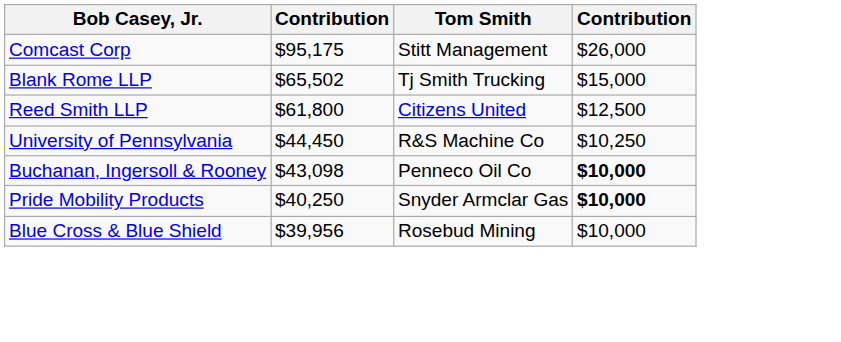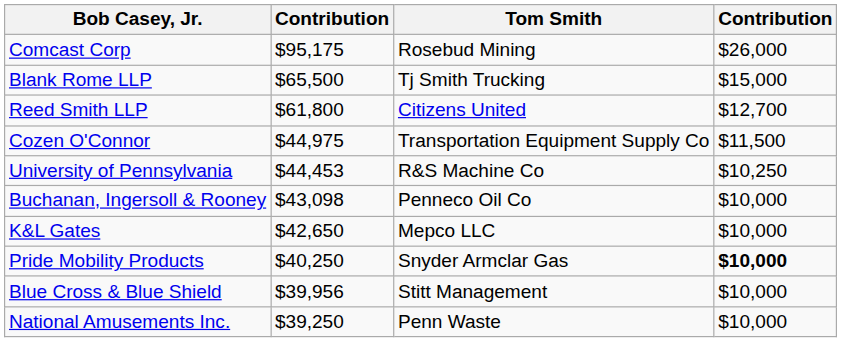(473, 49) Stitt Management -> (467, 49) Rosebud Mining
(309, 79) $65,502 -> (309, 79) $65,500
(611, 110) $12,500 -> (753, 110) $12,700
+ row: (80, 140)
(309, 140) $44,450 -> (309, 170) $44,453
(611, 170) bold -> (753, 200) normal
+ row: (55, 230)
(467, 230) Rosebud Mining -> (473, 291) Stitt Management
+ row: (120, 321)
